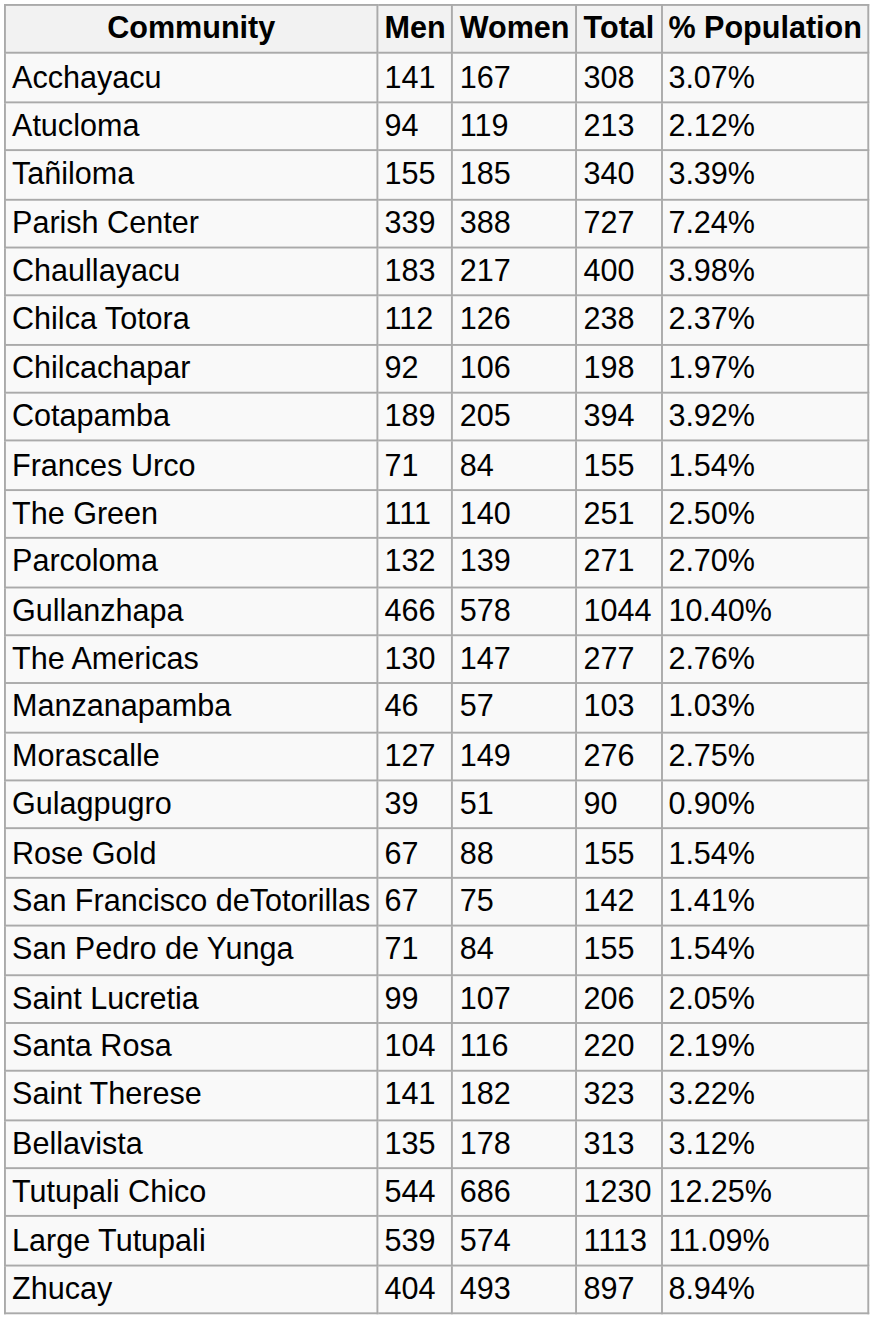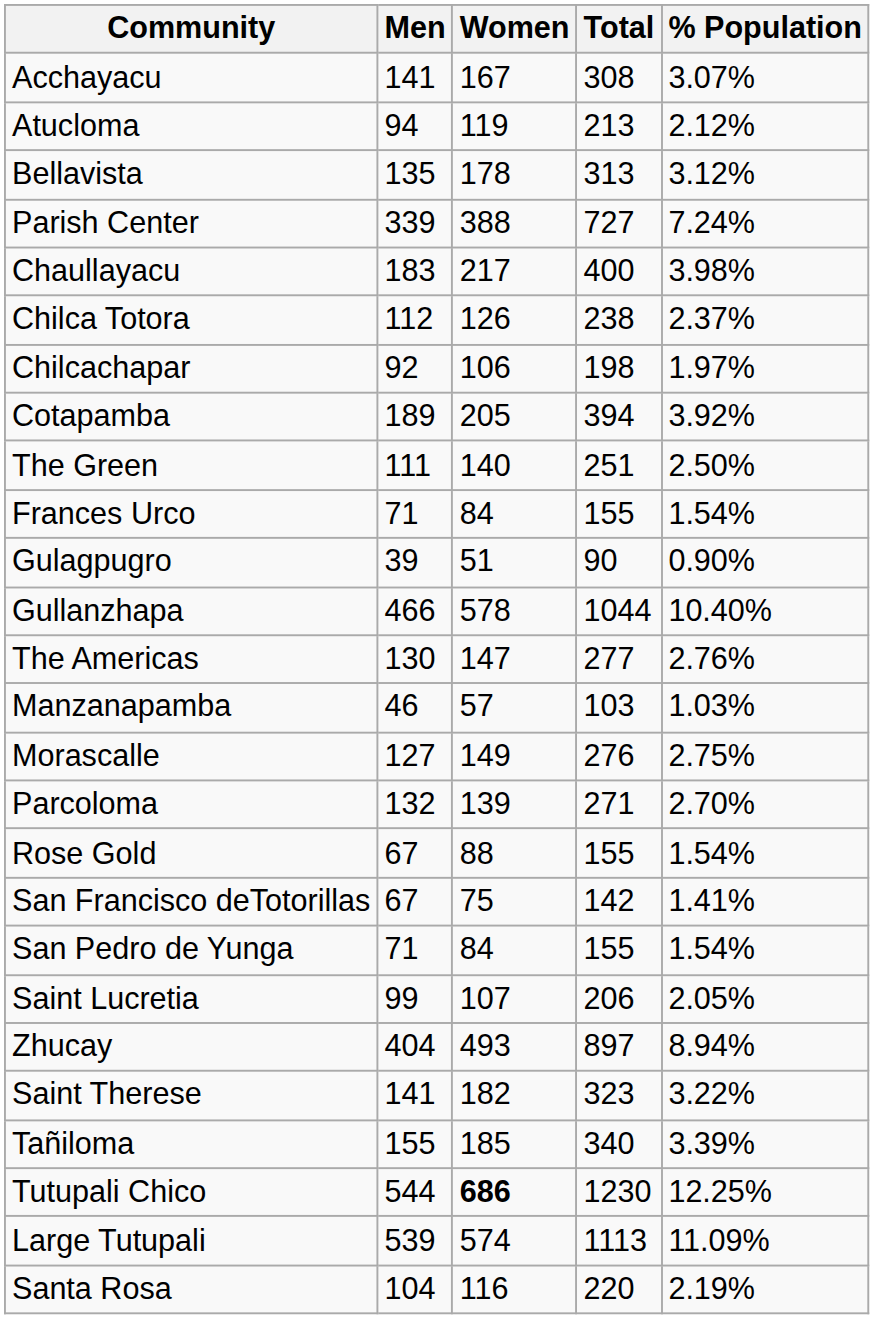rows swapped: (77, 1143) <-> (73, 174)
rows swapped: (85, 513) <-> (104, 464)
rows swapped: (92, 804) <-> (85, 561)
rows swapped: (92, 1046) <-> (62, 1288)
(485, 1191) normal -> (485, 1191) bold
